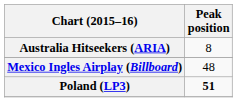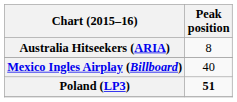(209, 67) 48 -> (209, 67) 40
